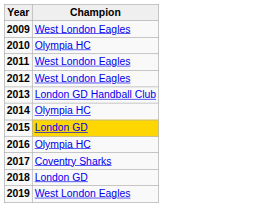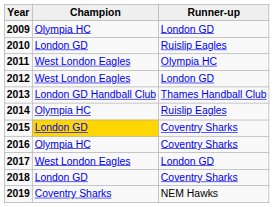+ column: (214, 12)
(83, 29) West London Eagles -> (63, 29) Olympia HC
(63, 45) Olympia HC -> (61, 45) London GD
(73, 161) Coventry Sharks -> (83, 161) West London Eagles
(83, 194) West London Eagles -> (73, 194) Coventry Sharks
